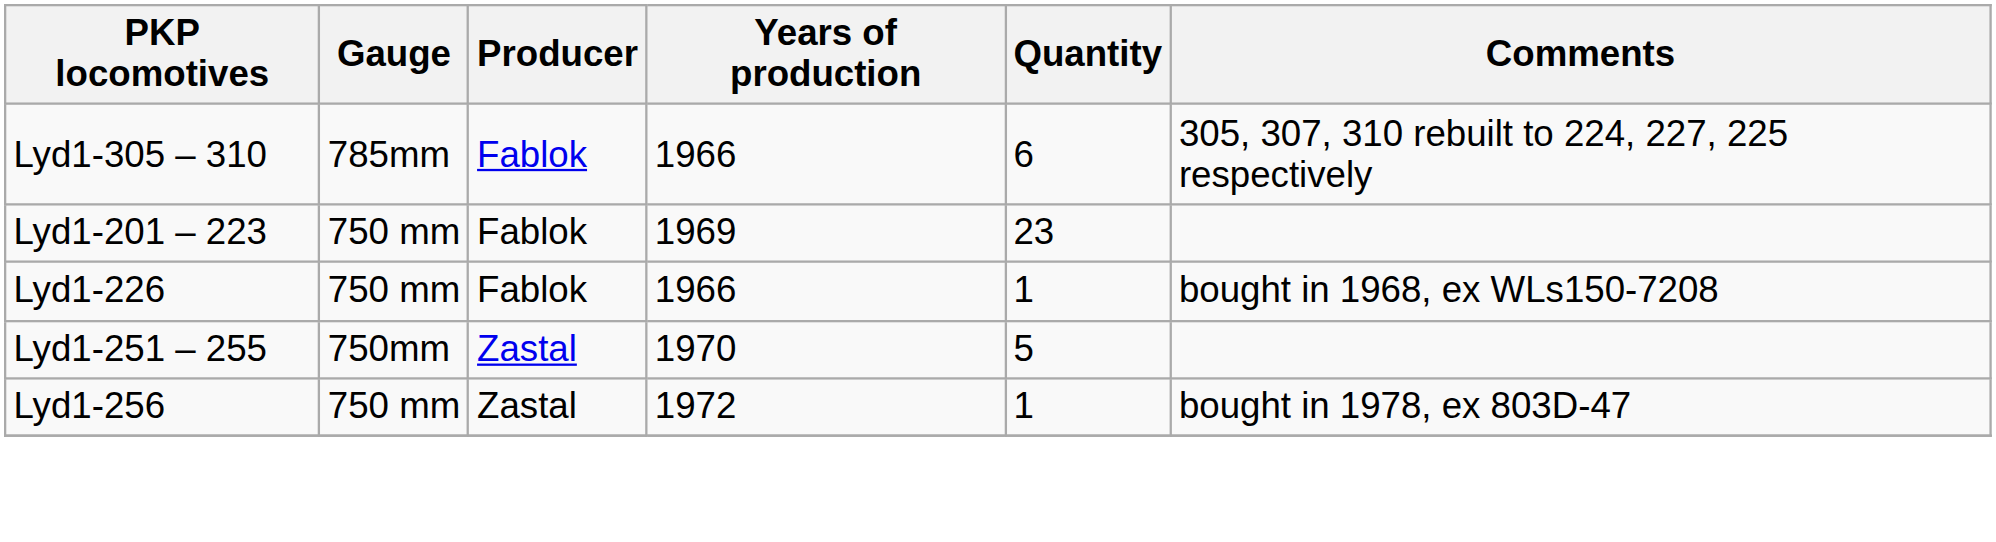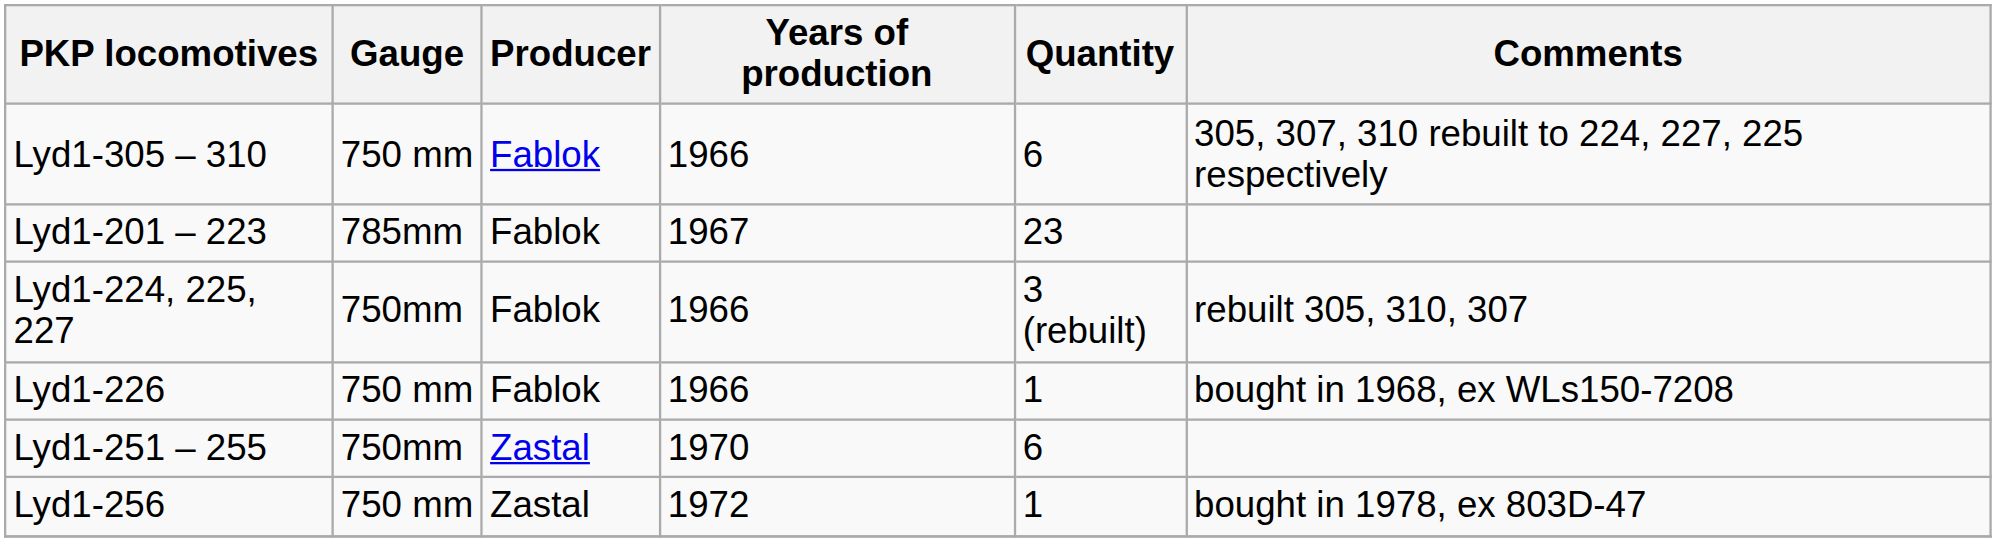(389, 153) 785mm -> (407, 153) 750 mm
(394, 232) 750 mm -> (402, 232) 785mm
(696, 232) 1969 -> (709, 232) 1967
+ row: (135, 310)
(1024, 348) 5 -> (1033, 447) 6
